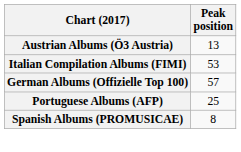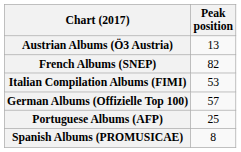+ row: (98, 63)
